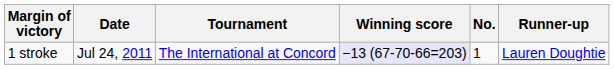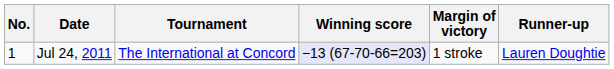columns swapped: (484, 24) <-> (39, 24)
